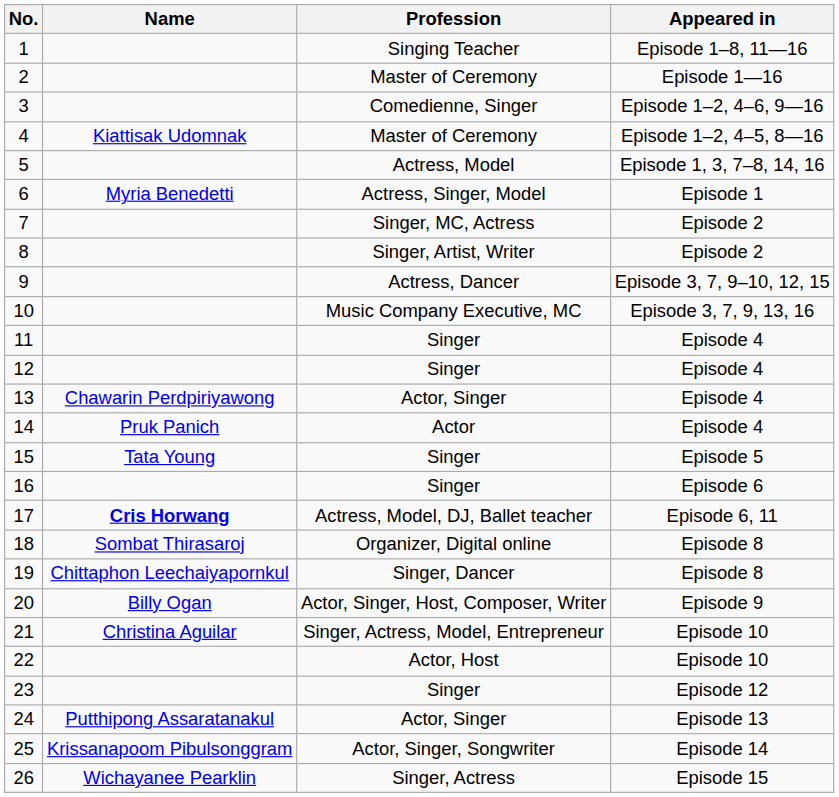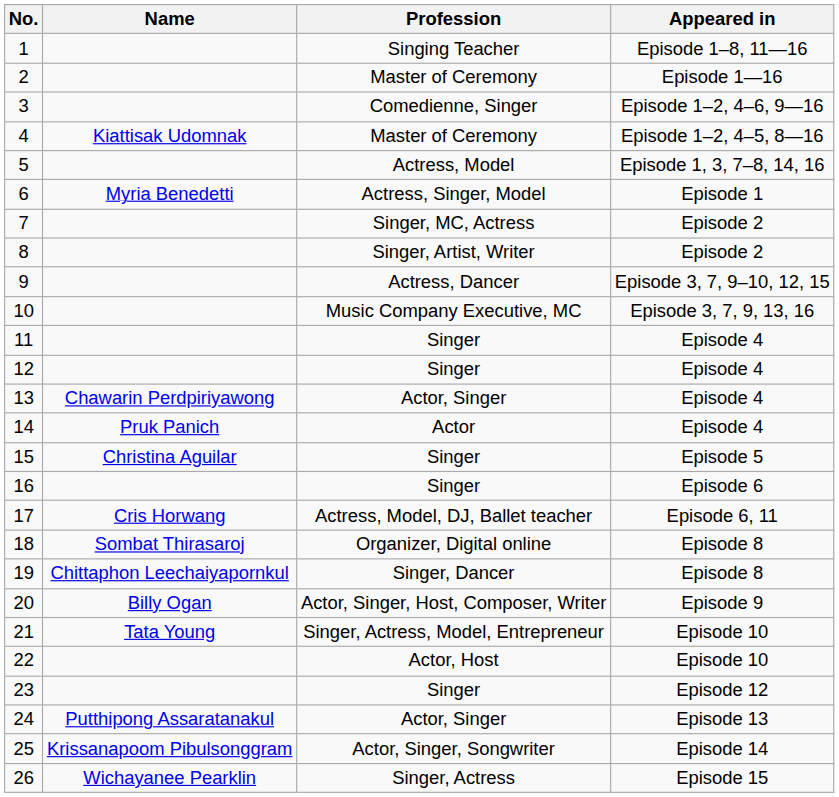(170, 456) Tata Young -> (170, 456) Christina Aguilar
(170, 515) bold -> (170, 515) normal
(170, 631) Christina Aguilar -> (170, 631) Tata Young
